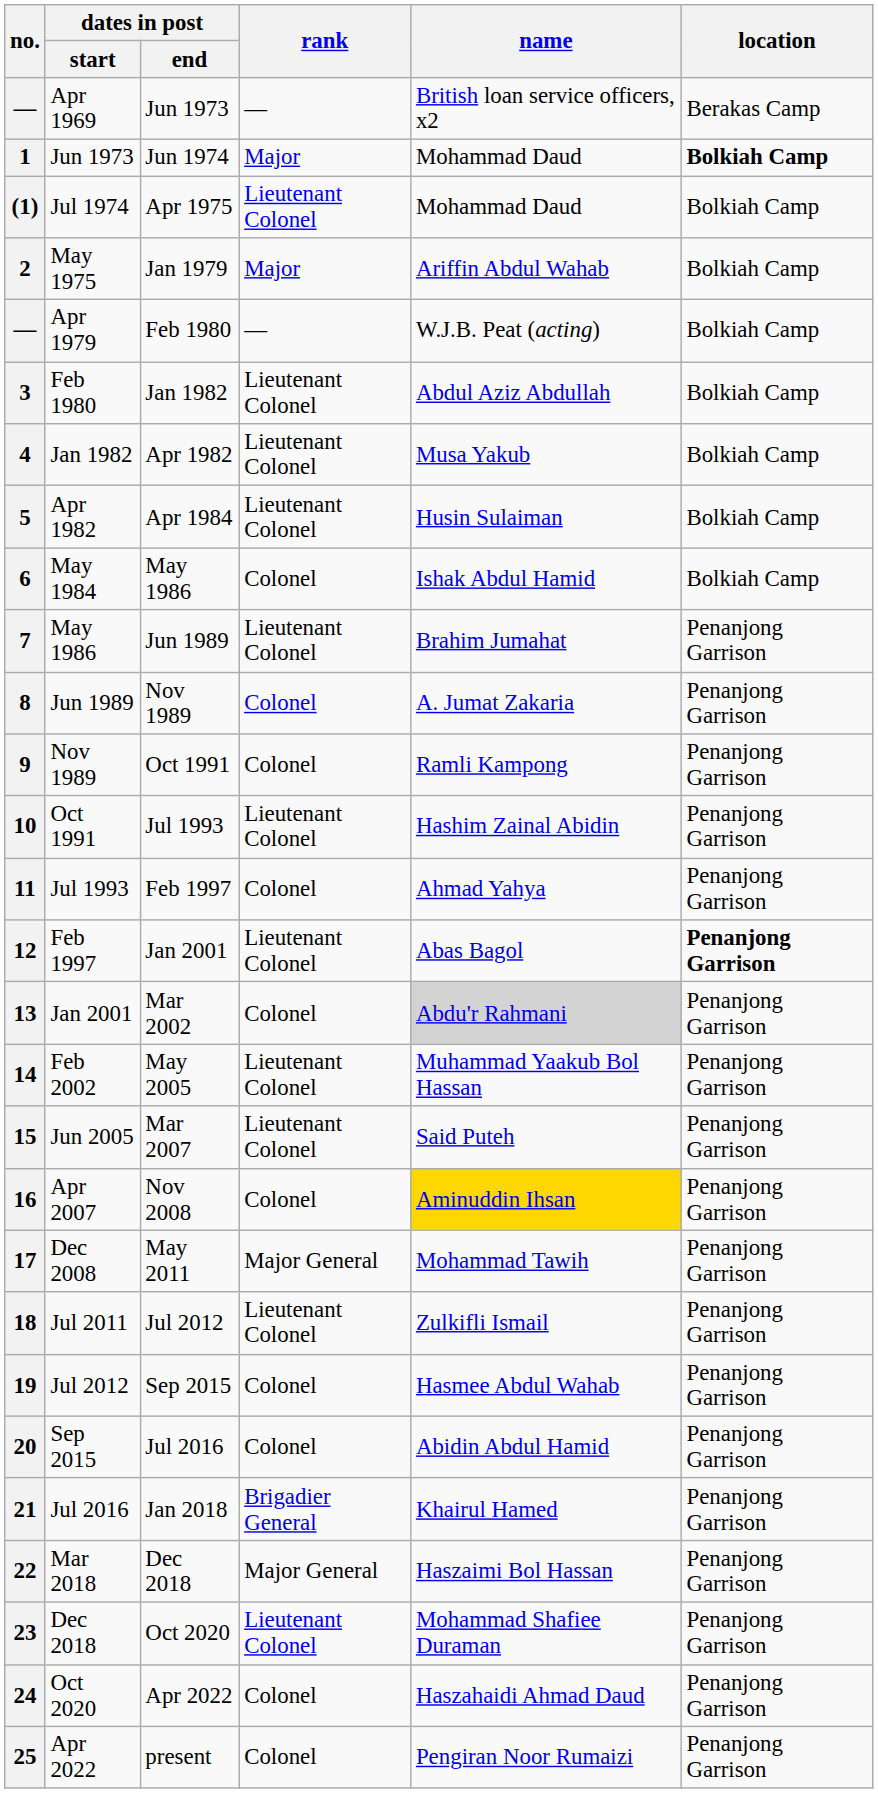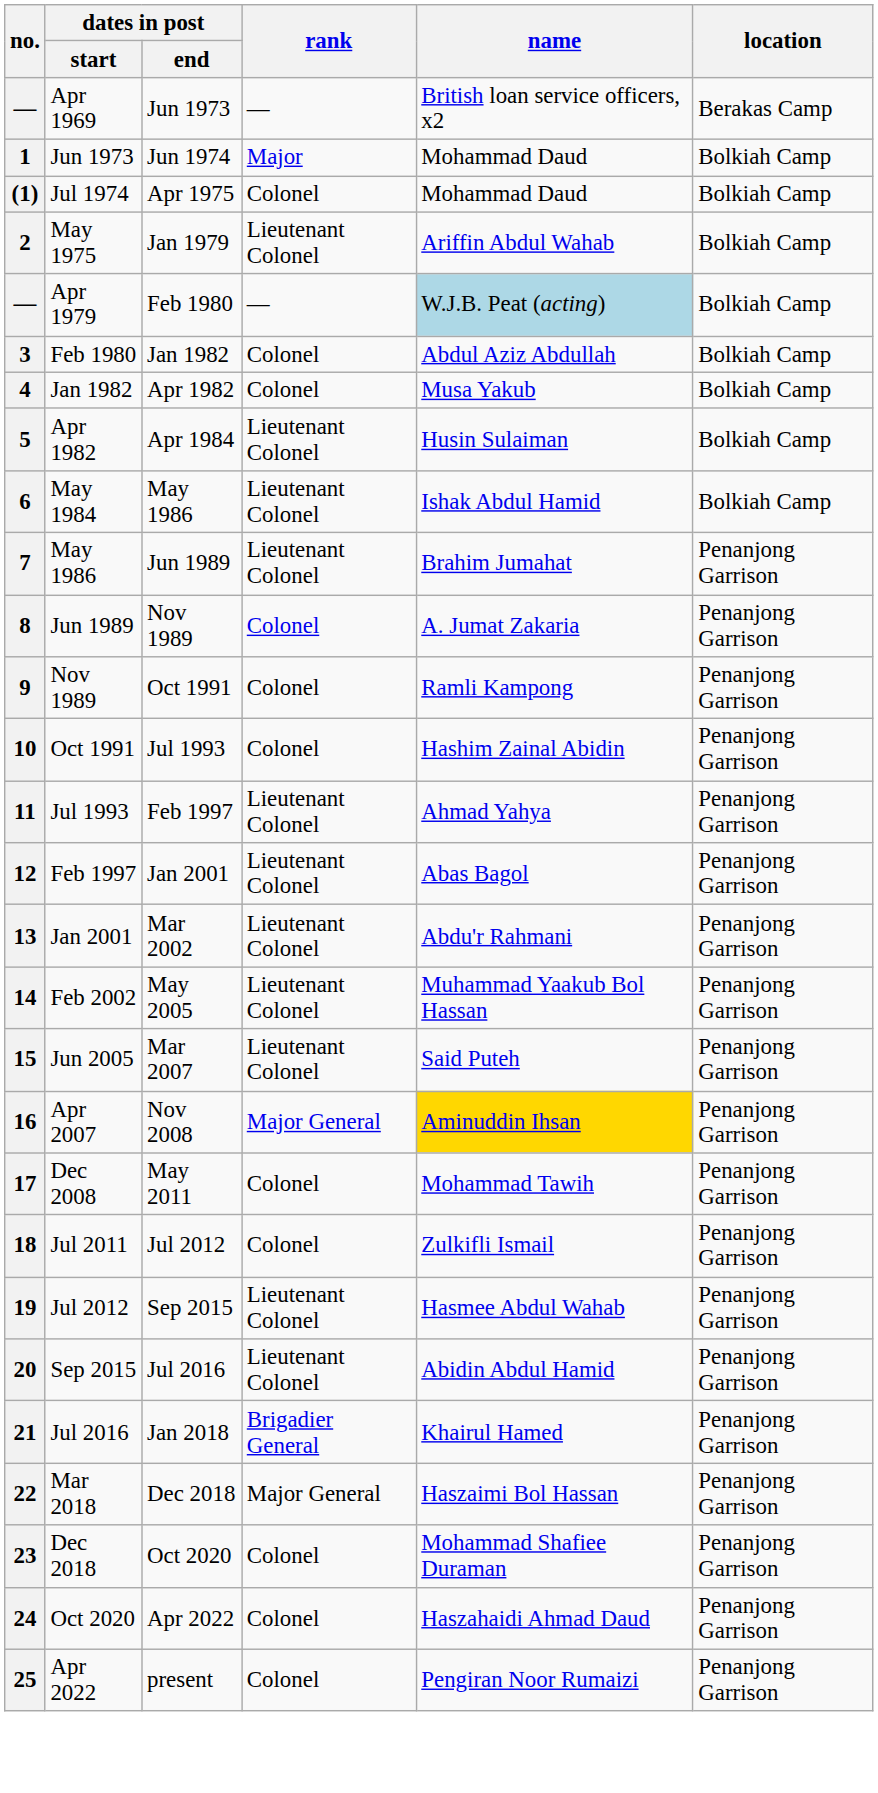(757, 157) bold -> (765, 157) normal
(293, 206) Lieutenant Colonel -> (283, 193) Colonel
(272, 268) Major -> (296, 242) Lieutenant Colonel
(508, 330) no background -> (513, 304) lightblue background
(293, 392) Lieutenant Colonel -> (283, 353) Colonel
(293, 454) Lieutenant Colonel -> (283, 390) Colonel
(280, 578) Colonel -> (296, 501) Lieutenant Colonel
(293, 826) Lieutenant Colonel -> (283, 749) Colonel
(280, 888) Colonel -> (296, 811) Lieutenant Colonel
(739, 950) bold -> (747, 873) normal
(280, 1012) Colonel -> (296, 935) Lieutenant Colonel
(491, 1012) lightgrey background -> (497, 935) no background
(280, 1198) Colonel -> (314, 1121) Major General
(311, 1260) Major General -> (283, 1183) Colonel
(293, 1322) Lieutenant Colonel -> (283, 1245) Colonel
(280, 1384) Colonel -> (296, 1307) Lieutenant Colonel
(280, 1446) Colonel -> (296, 1369) Lieutenant Colonel
(293, 1633) Lieutenant Colonel -> (283, 1555) Colonel
